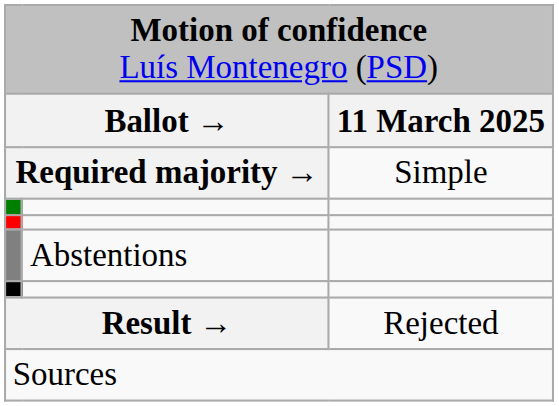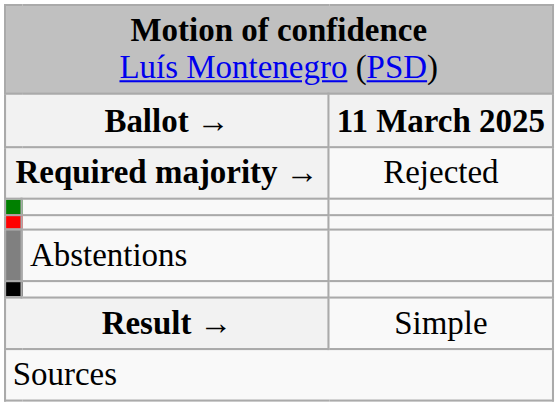(441, 172) Simple -> (441, 172) Rejected
(441, 322) Rejected -> (441, 322) Simple
